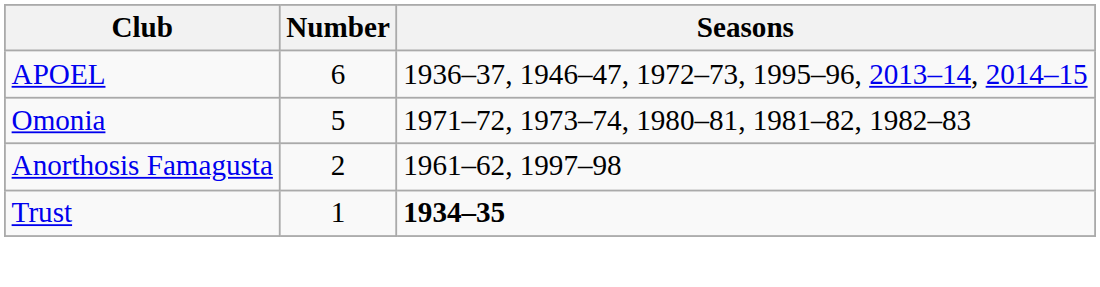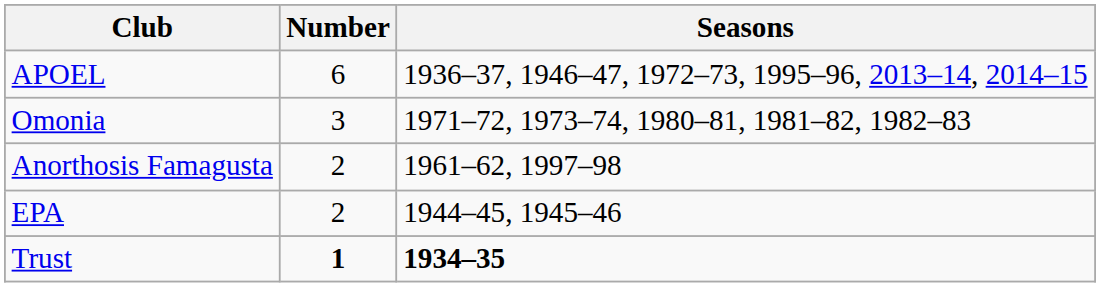(338, 119) 5 -> (338, 119) 3
+ row: (38, 212)
(338, 212) normal -> (338, 258) bold
